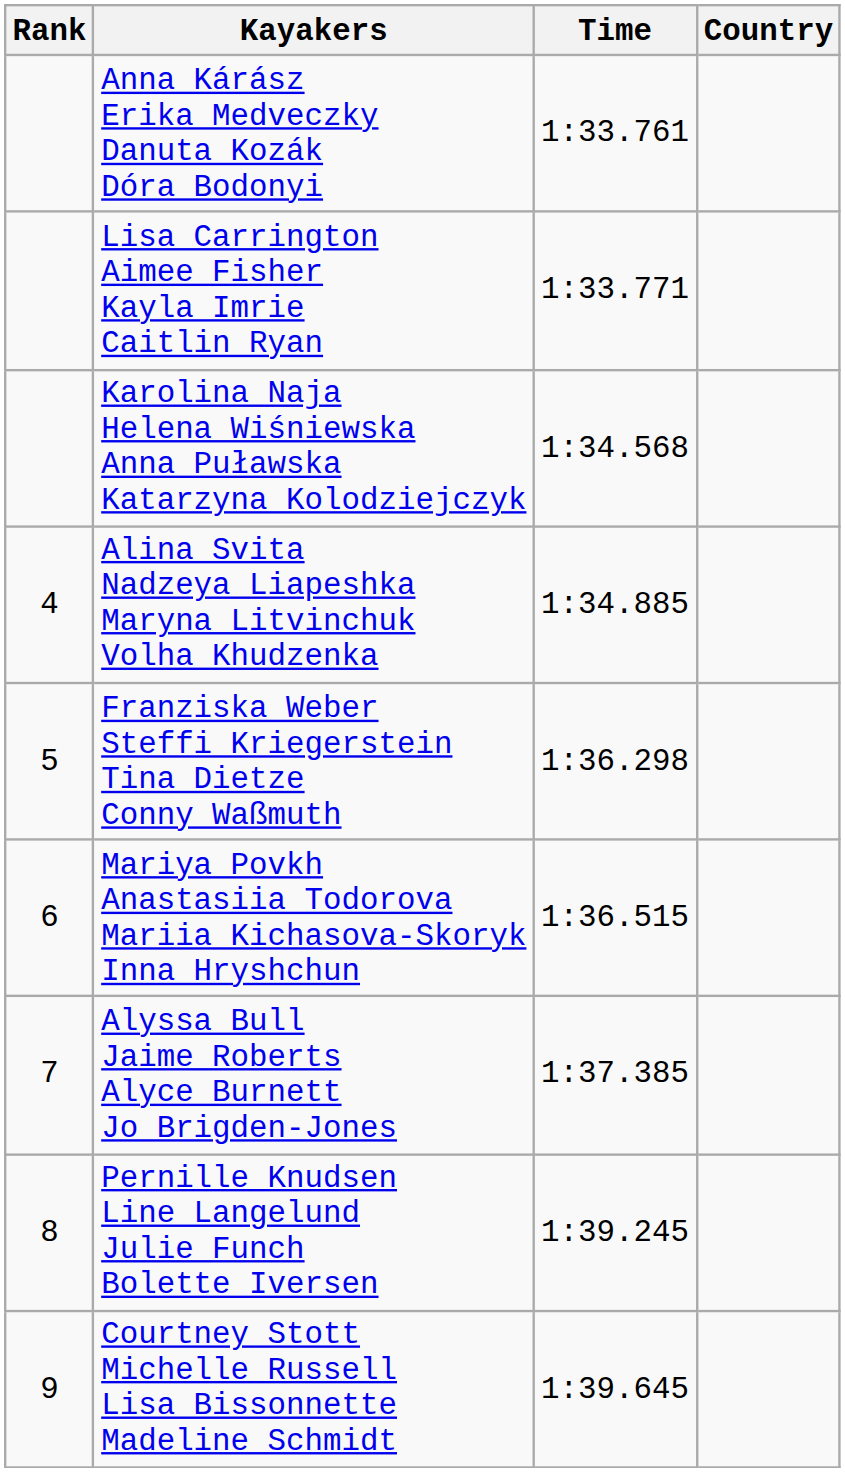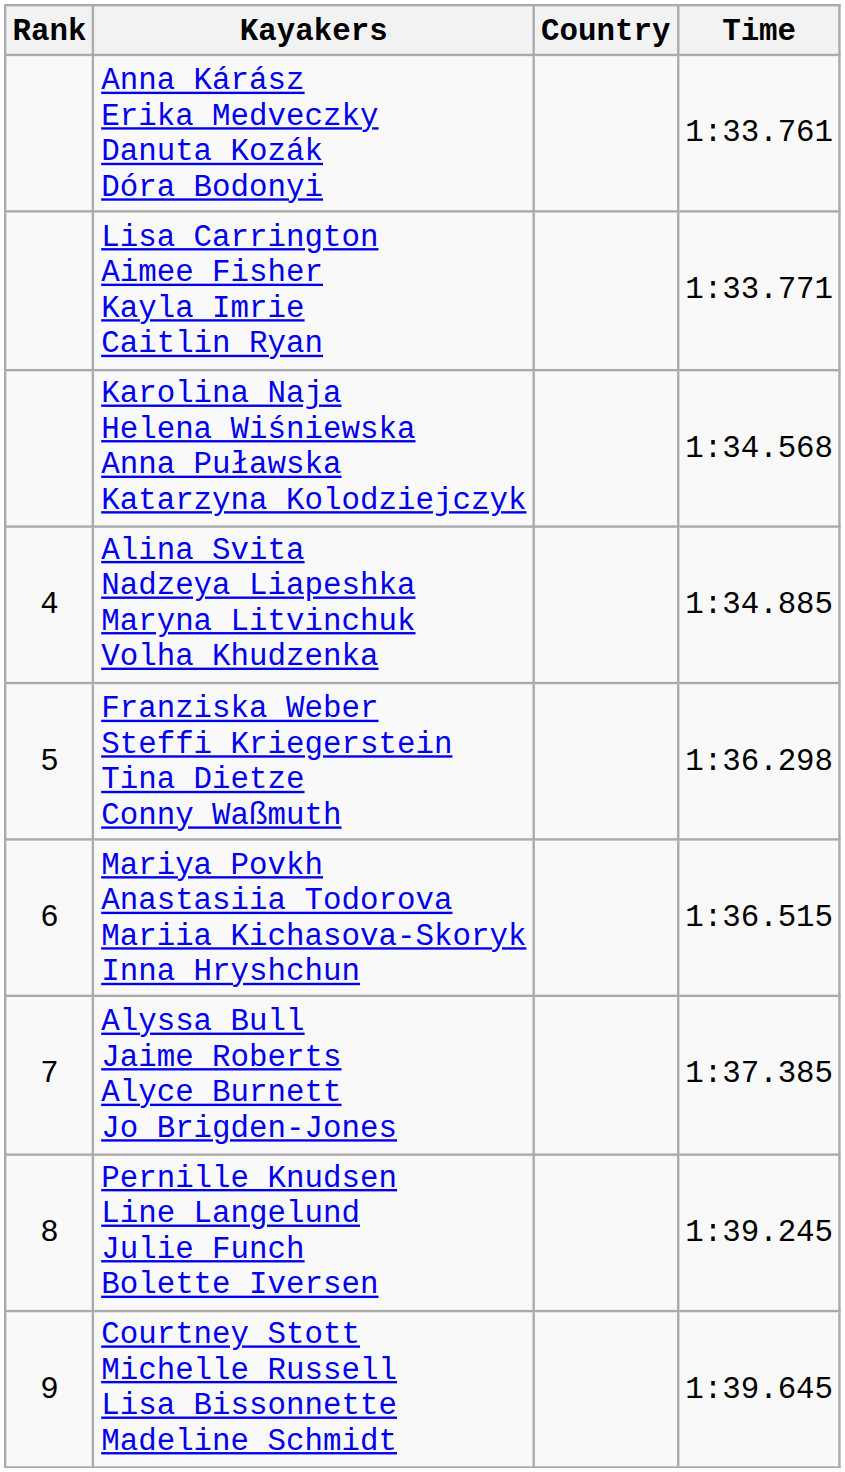columns swapped: (768, 30) <-> (615, 30)
